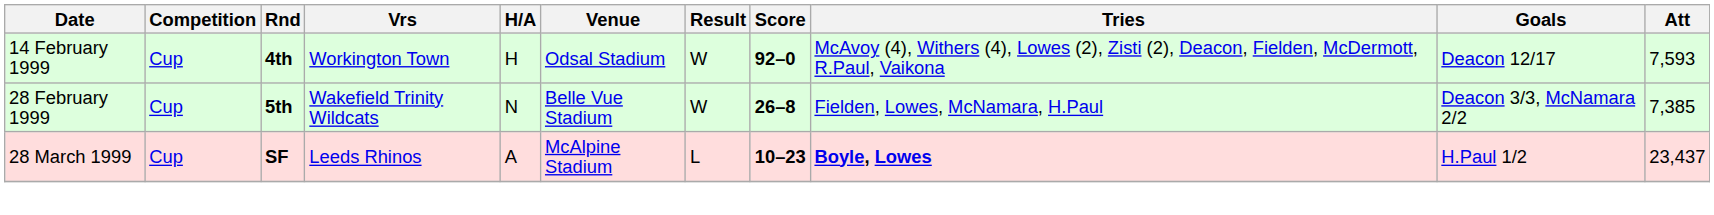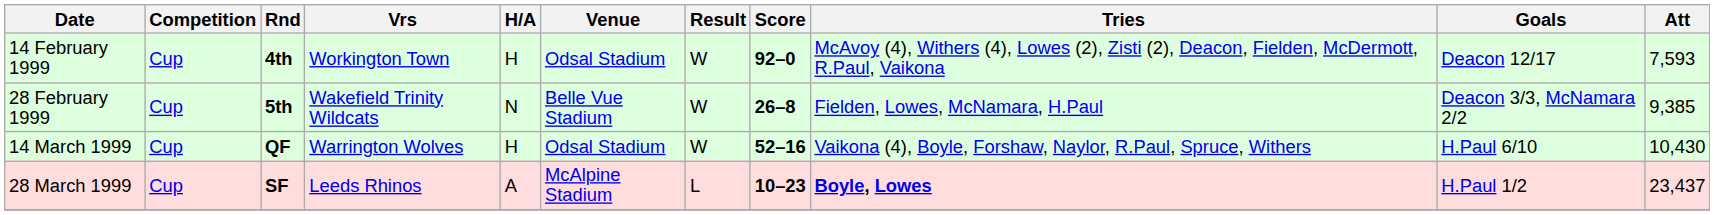(1672, 107) 7,385 -> (1672, 107) 9,385
+ row: (70, 146)
